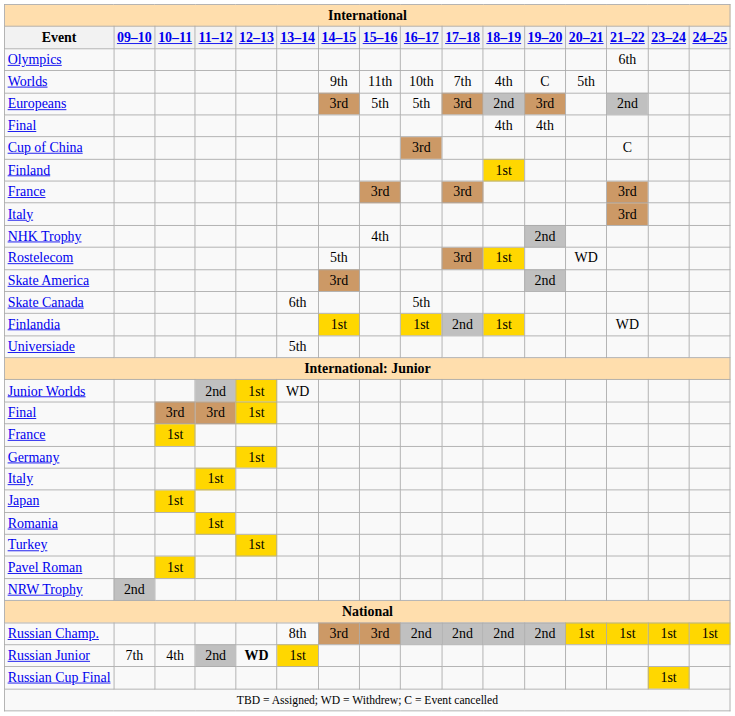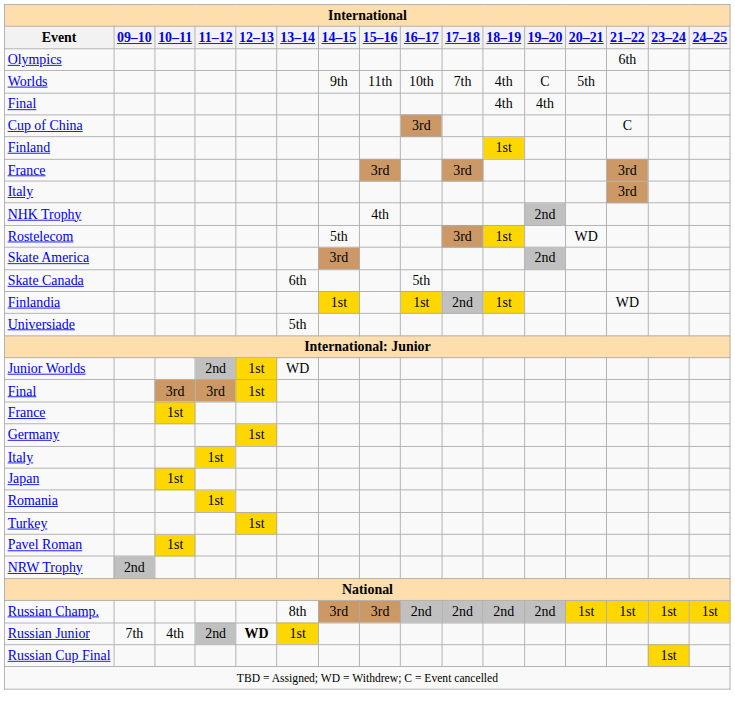- row: (37, 103)
